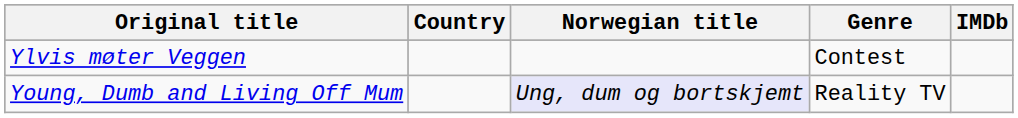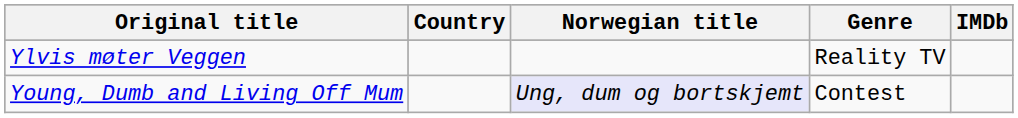(860, 58) Contest -> (880, 58) Reality TV
(880, 94) Reality TV -> (860, 94) Contest
